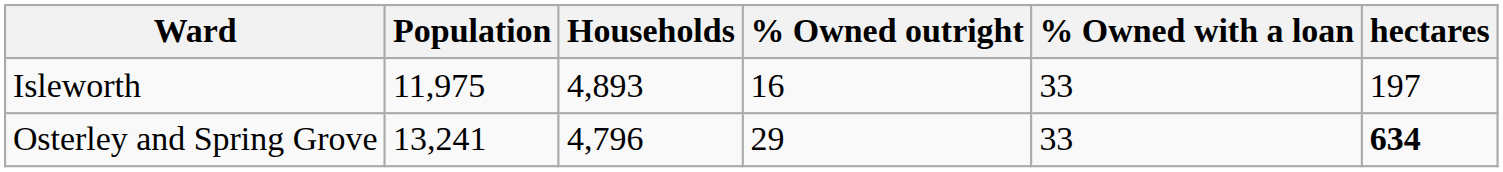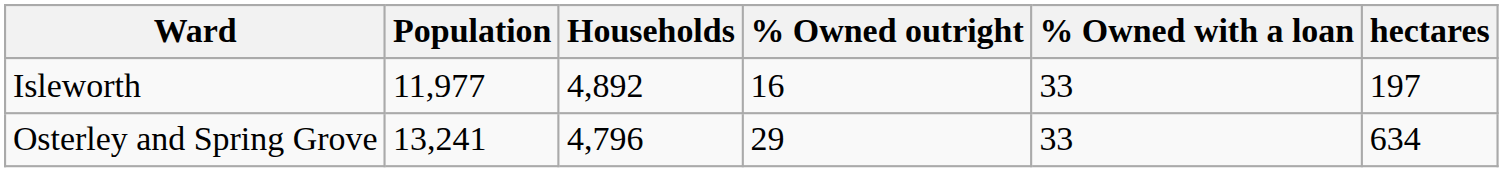(439, 85) 11,975 -> (439, 85) 11,977
(605, 85) 4,893 -> (605, 85) 4,892
(1395, 138) bold -> (1395, 138) normal
